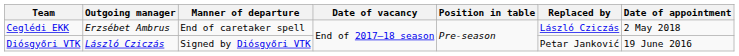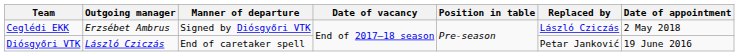(243, 28) End of caretaker spell -> (245, 28) Signed by Diósgyőri VTK
(245, 43) Signed by Diósgyőri VTK -> (243, 43) End of caretaker spell
